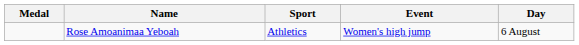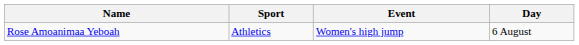- column: (34, 13)
